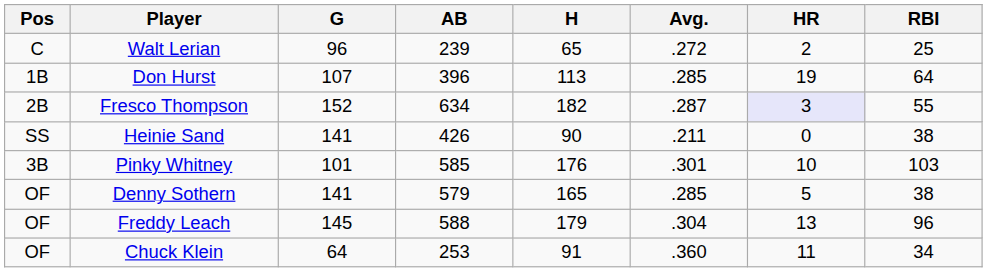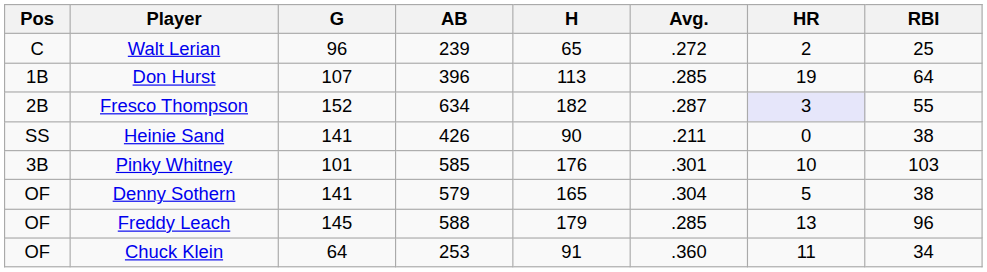(689, 194) .285 -> (689, 194) .304
(689, 223) .304 -> (689, 223) .285
